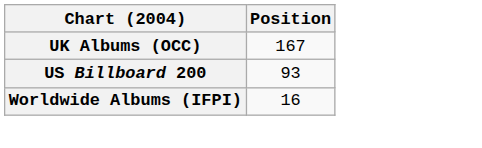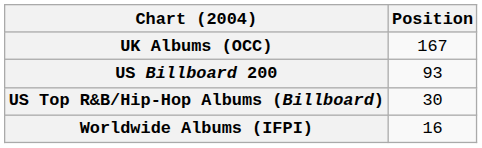+ row: (196, 101)
